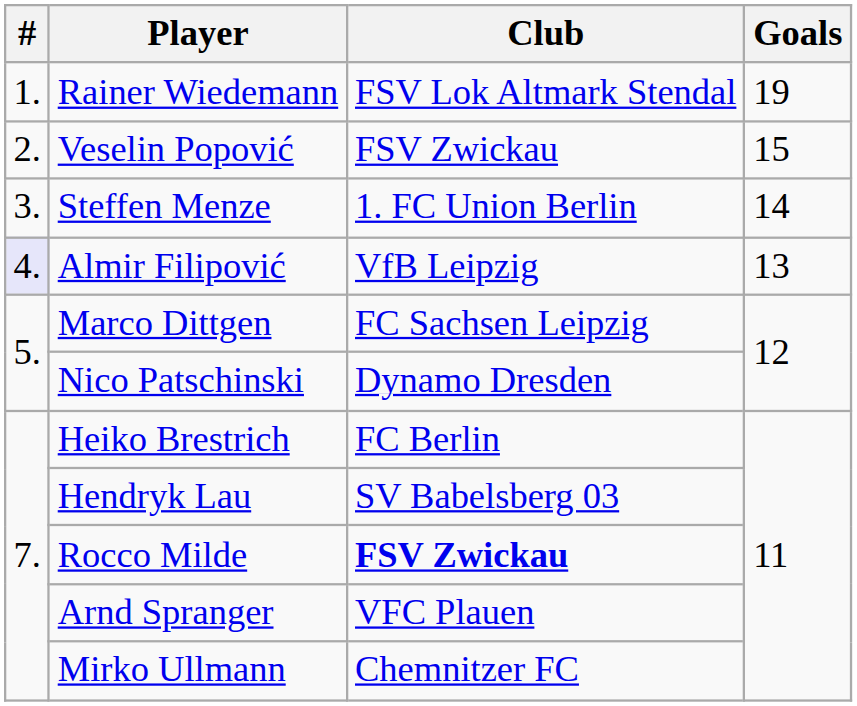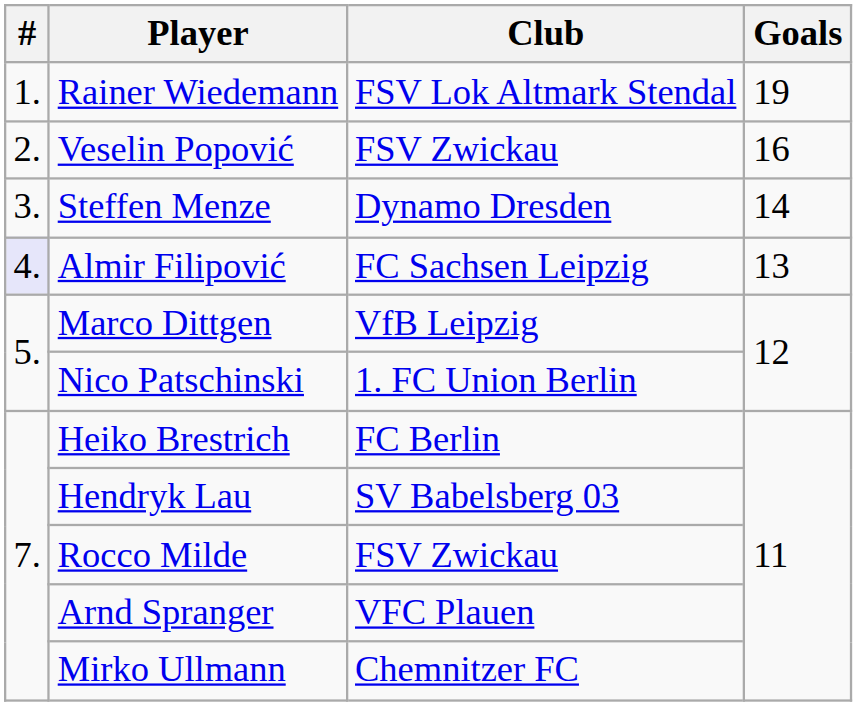(771, 149) 15 -> (771, 149) 16
(496, 206) 1. FC Union Berlin -> (483, 206) Dynamo Dresden
(447, 264) VfB Leipzig -> (502, 264) FC Sachsen Leipzig
(502, 322) FC Sachsen Leipzig -> (447, 322) VfB Leipzig
(483, 380) Dynamo Dresden -> (496, 380) 1. FC Union Berlin
(462, 554) bold -> (457, 554) normal
